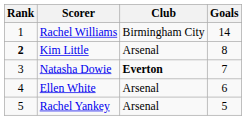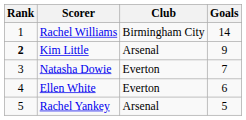(224, 50) 8 -> (224, 50) 9
(143, 69) bold -> (141, 69) normal
(141, 87) Arsenal -> (141, 87) Everton
